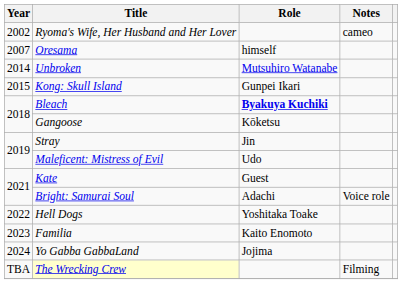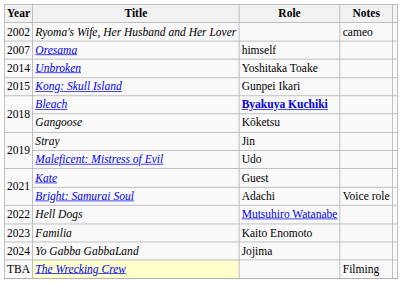(290, 68) Mutsuhiro Watanabe -> (280, 68) Yoshitaka Toake
(280, 214) Yoshitaka Toake -> (290, 214) Mutsuhiro Watanabe
